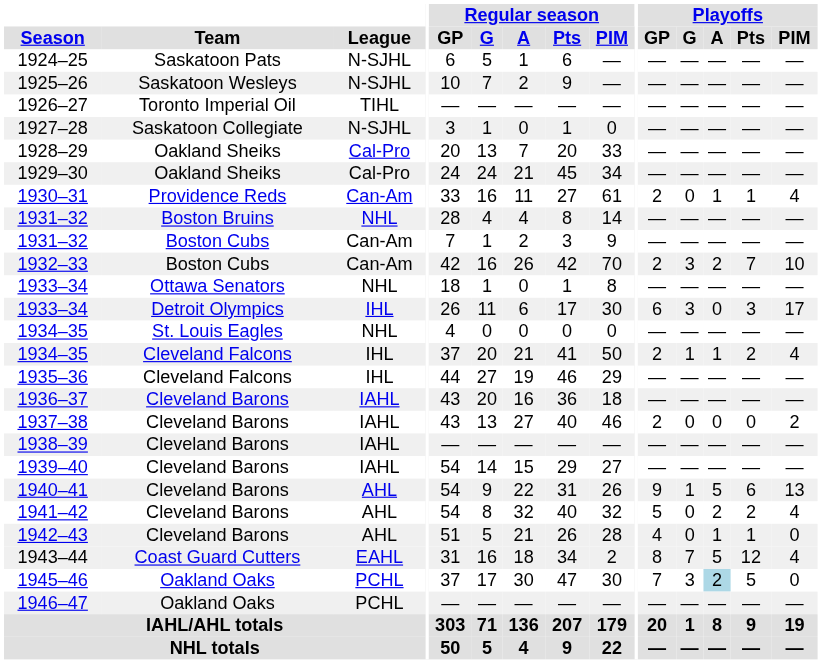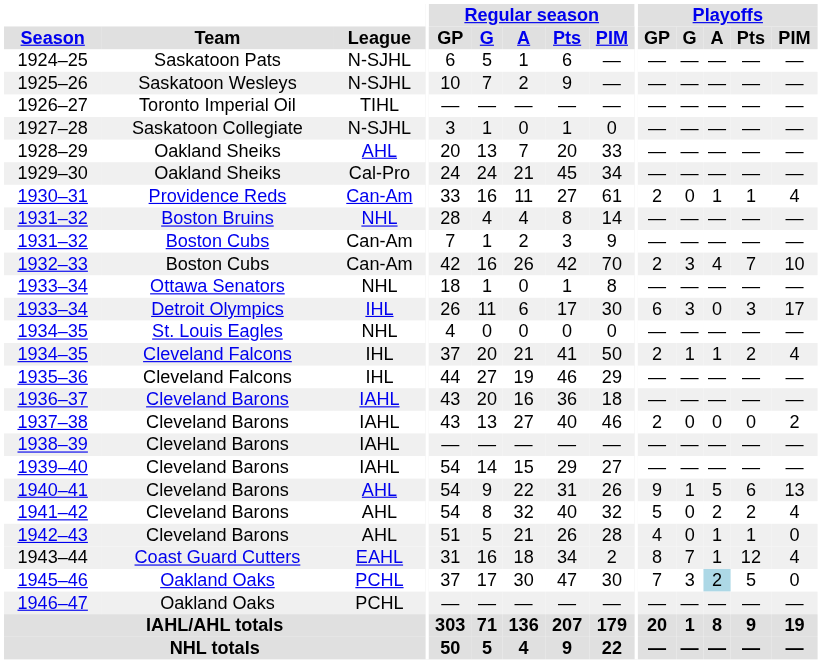(379, 150) Cal-Pro -> (379, 150) AHL
(717, 263) 2 -> (717, 263) 4
(717, 557) 5 -> (717, 557) 1
